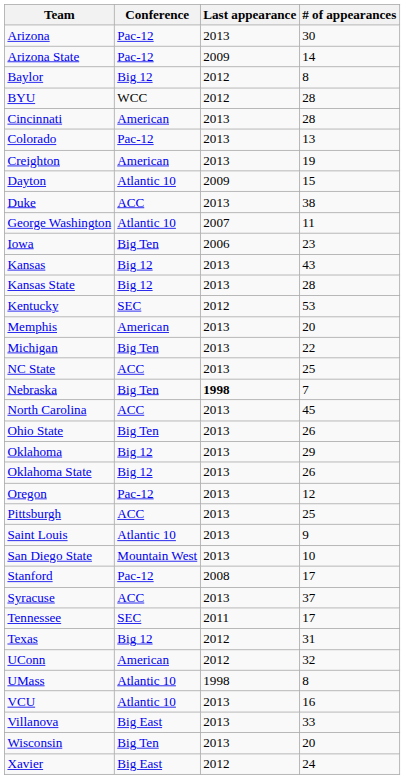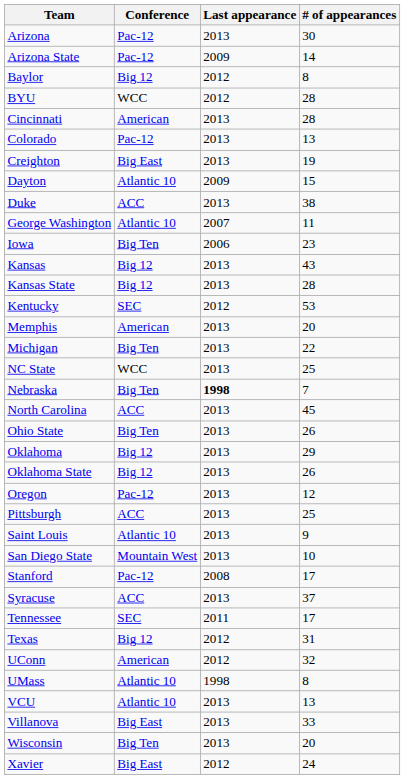(143, 160) American -> (140, 160) Big East
(131, 368) ACC -> (132, 368) WCC
(309, 701) 16 -> (309, 701) 13
